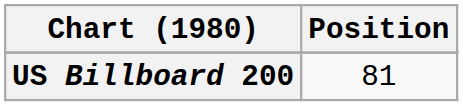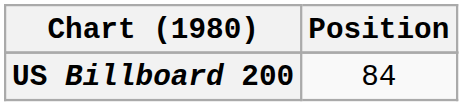(379, 77) 81 -> (379, 77) 84
